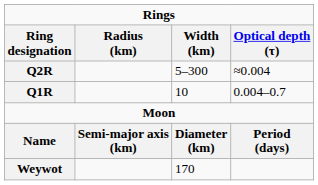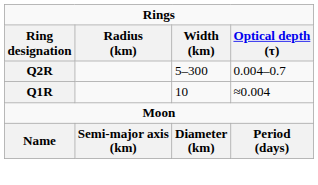(252, 71) ≈0.004 -> (260, 71) 0.004–0.7
(260, 92) 0.004–0.7 -> (252, 92) ≈0.004
- row: (40, 169)
